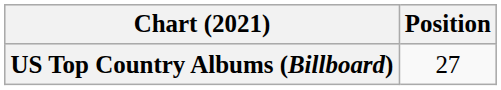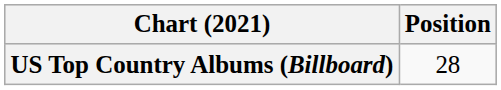(448, 63) 27 -> (448, 63) 28
